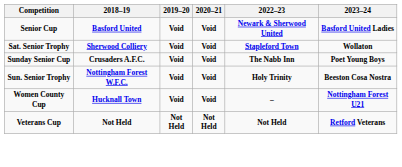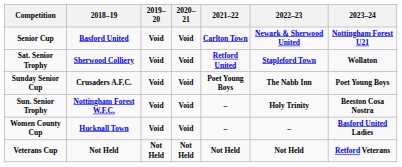+ column: (225, 15)
(358, 28) Basford United Ladies -> (363, 38) Nottingham Forest U21
(358, 100) Nottingham Forest U21 -> (363, 128) Basford United Ladies
